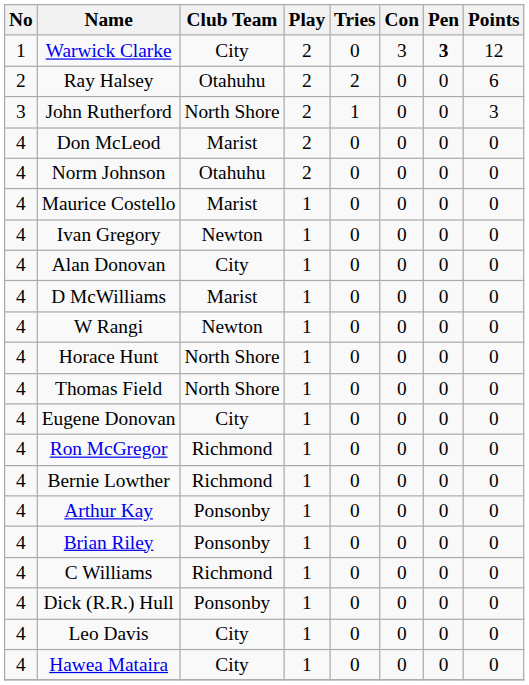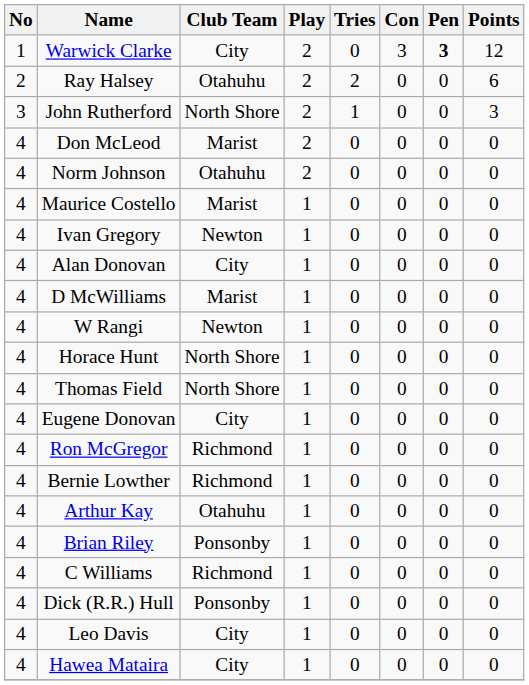(232, 511) Ponsonby -> (232, 511) Otahuhu
